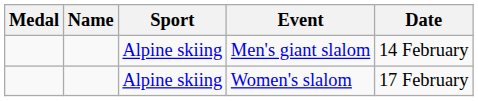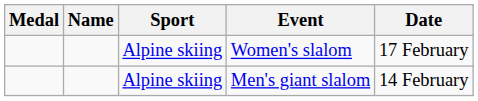rows swapped: (301, 50) <-> (291, 80)
